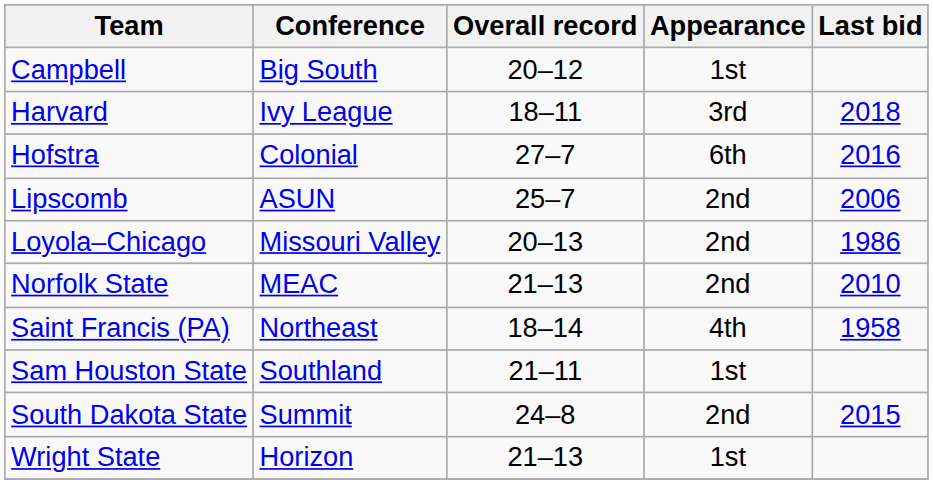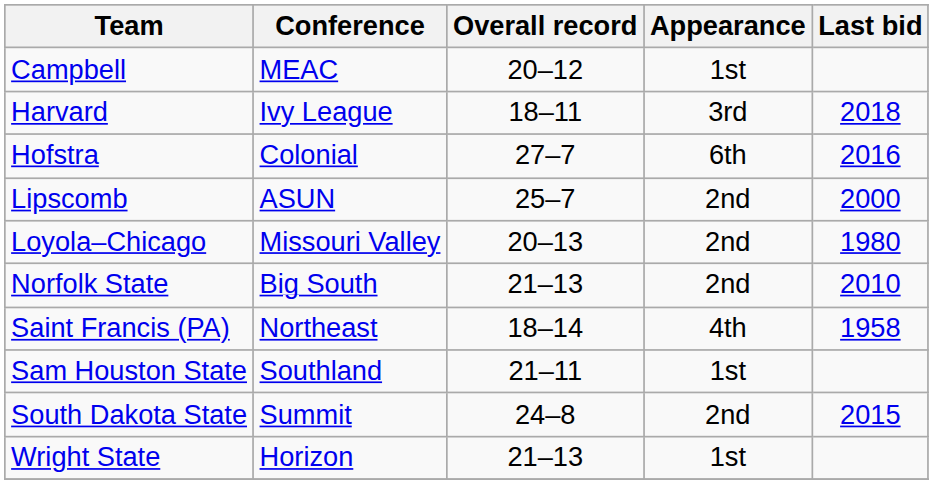(319, 69) Big South -> (299, 69) MEAC
(870, 198) 2006 -> (870, 198) 2000
(870, 241) 1986 -> (870, 241) 1980
(299, 284) MEAC -> (319, 284) Big South
